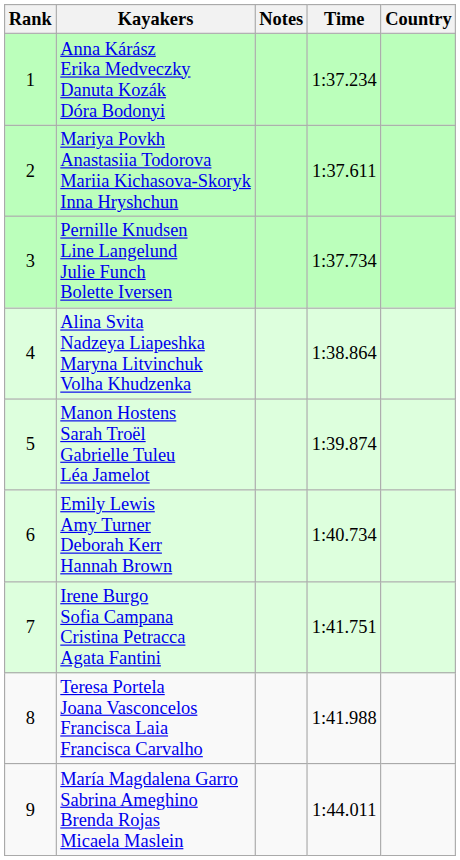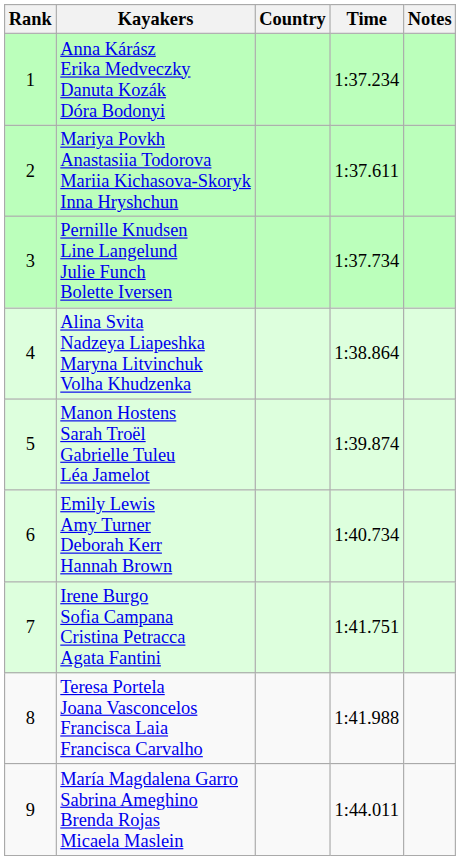columns swapped: (418, 19) <-> (281, 19)
